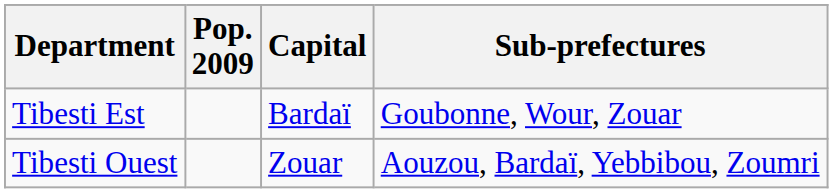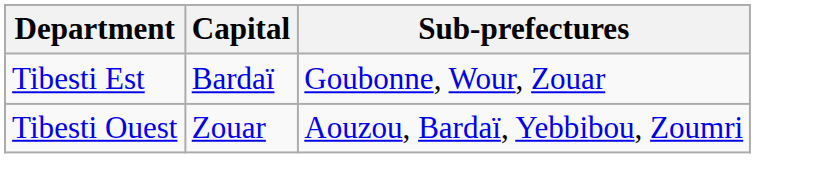- column: (223, 46)
